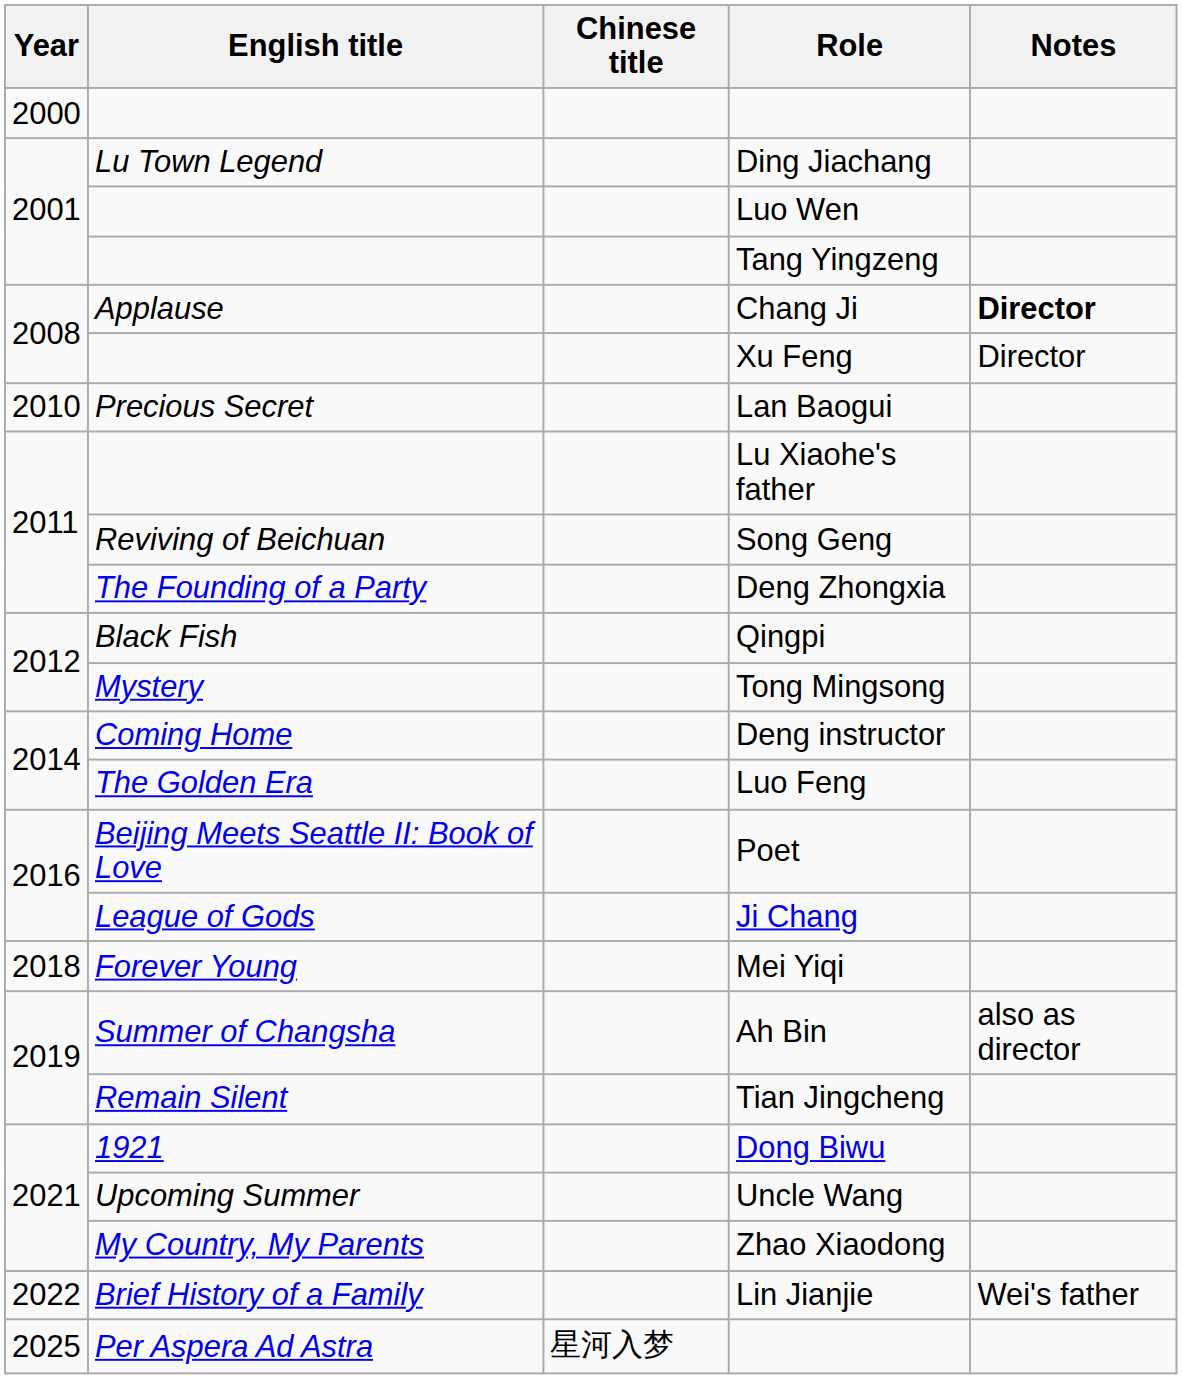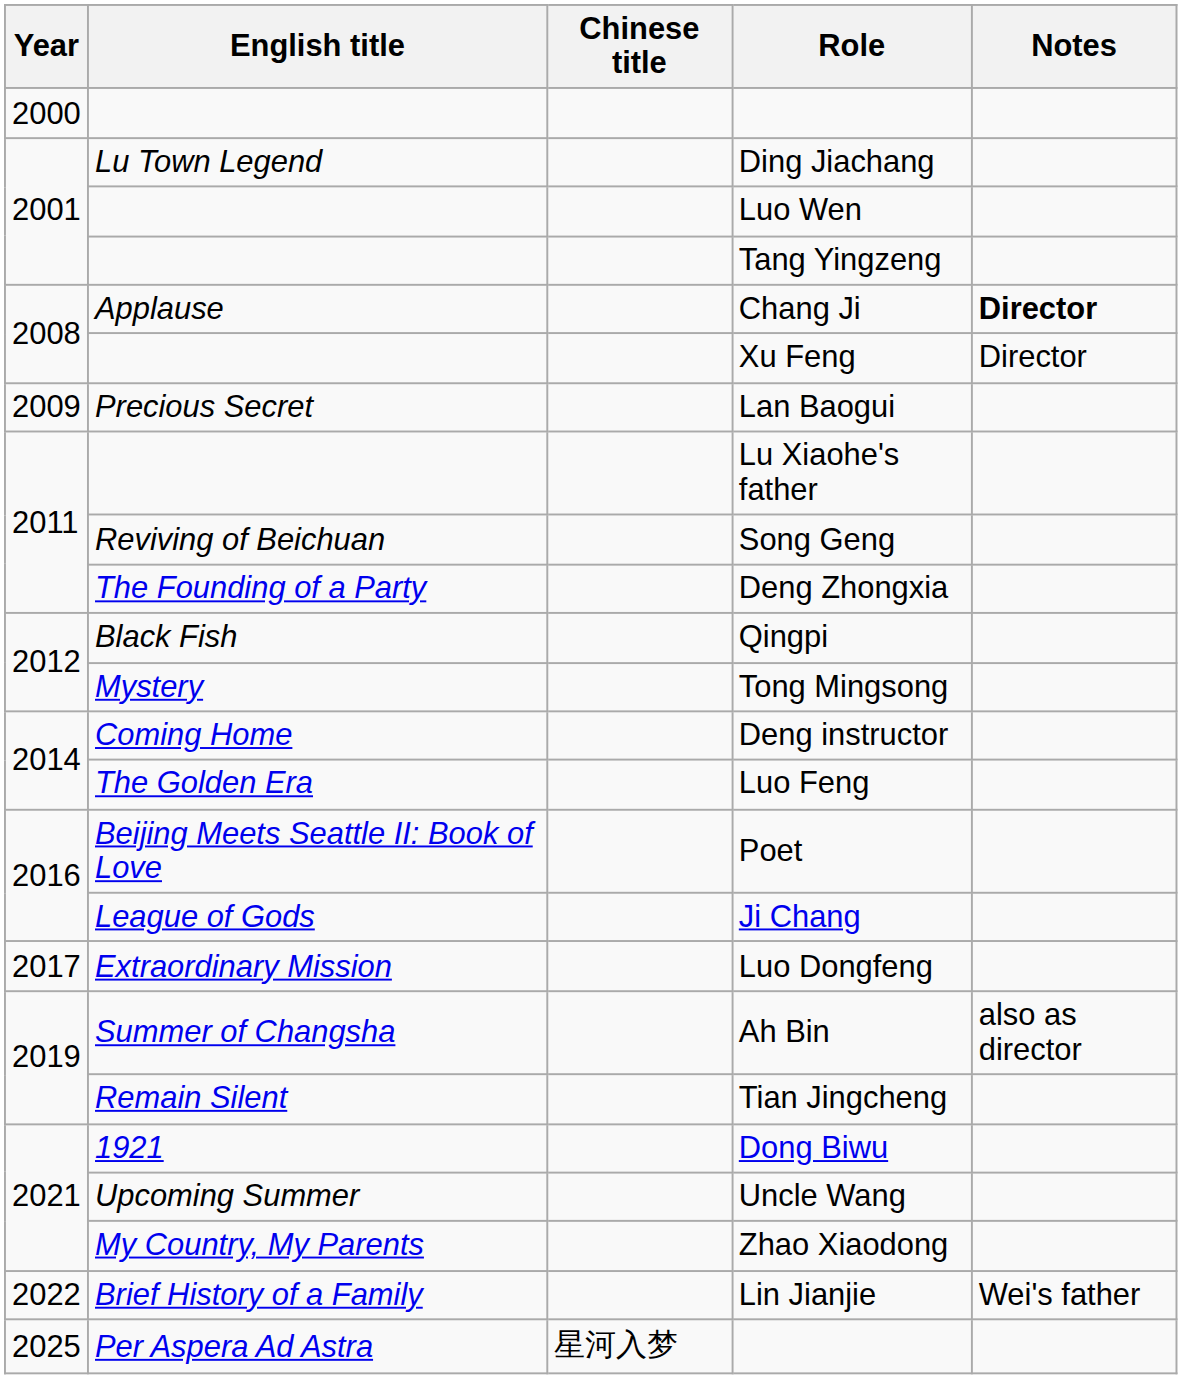(46, 406) 2010 -> (46, 406) 2009
+ row: (243, 965)
- row: (196, 965)
